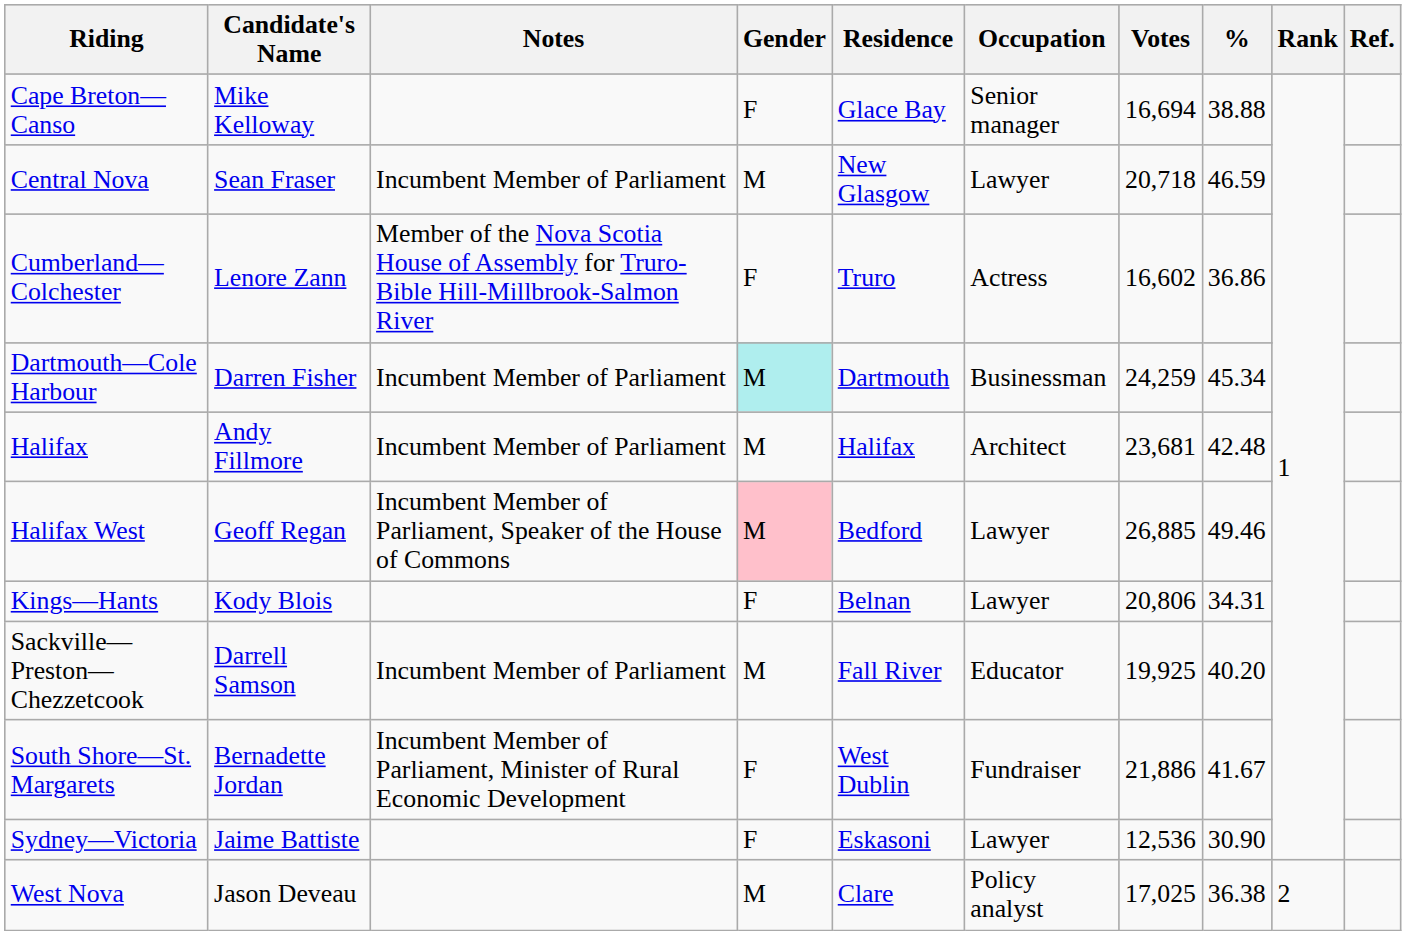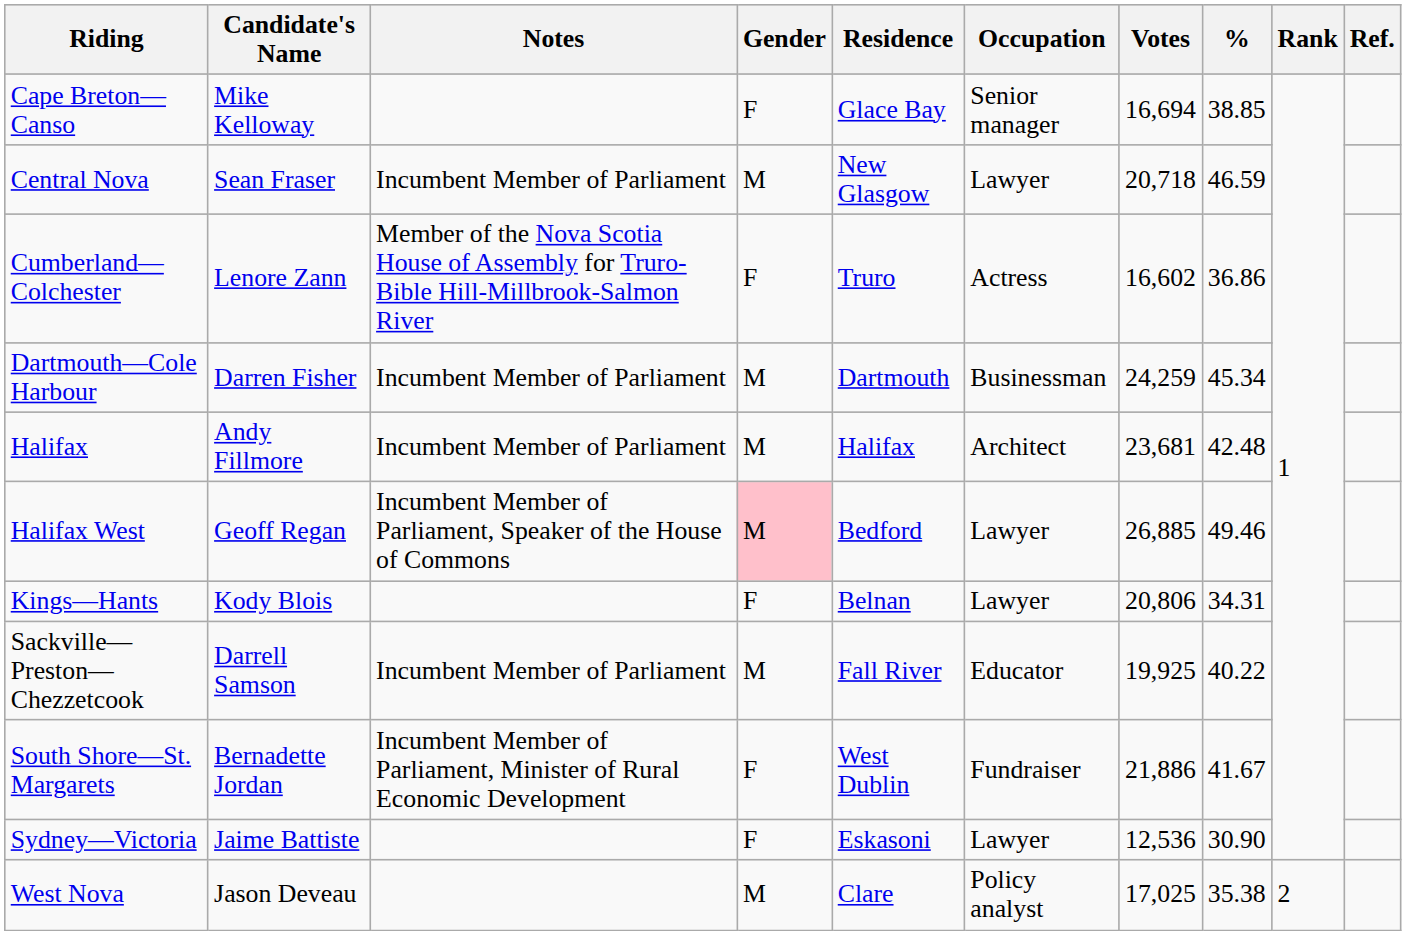(1237, 109) 38.88 -> (1237, 109) 38.85
(754, 376) paleturquoise background -> (754, 376) no background
(1237, 670) 40.20 -> (1237, 670) 40.22
(1237, 894) 36.38 -> (1237, 894) 35.38
